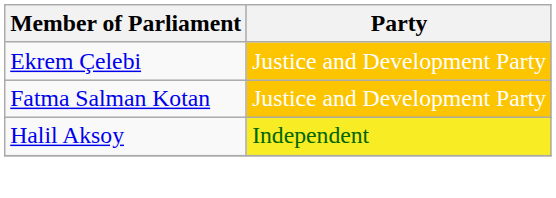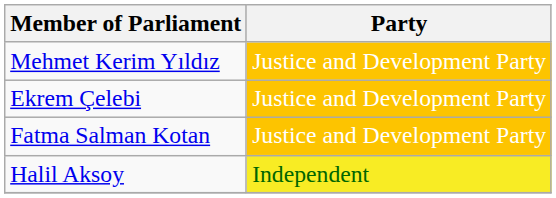+ row: (115, 60)
